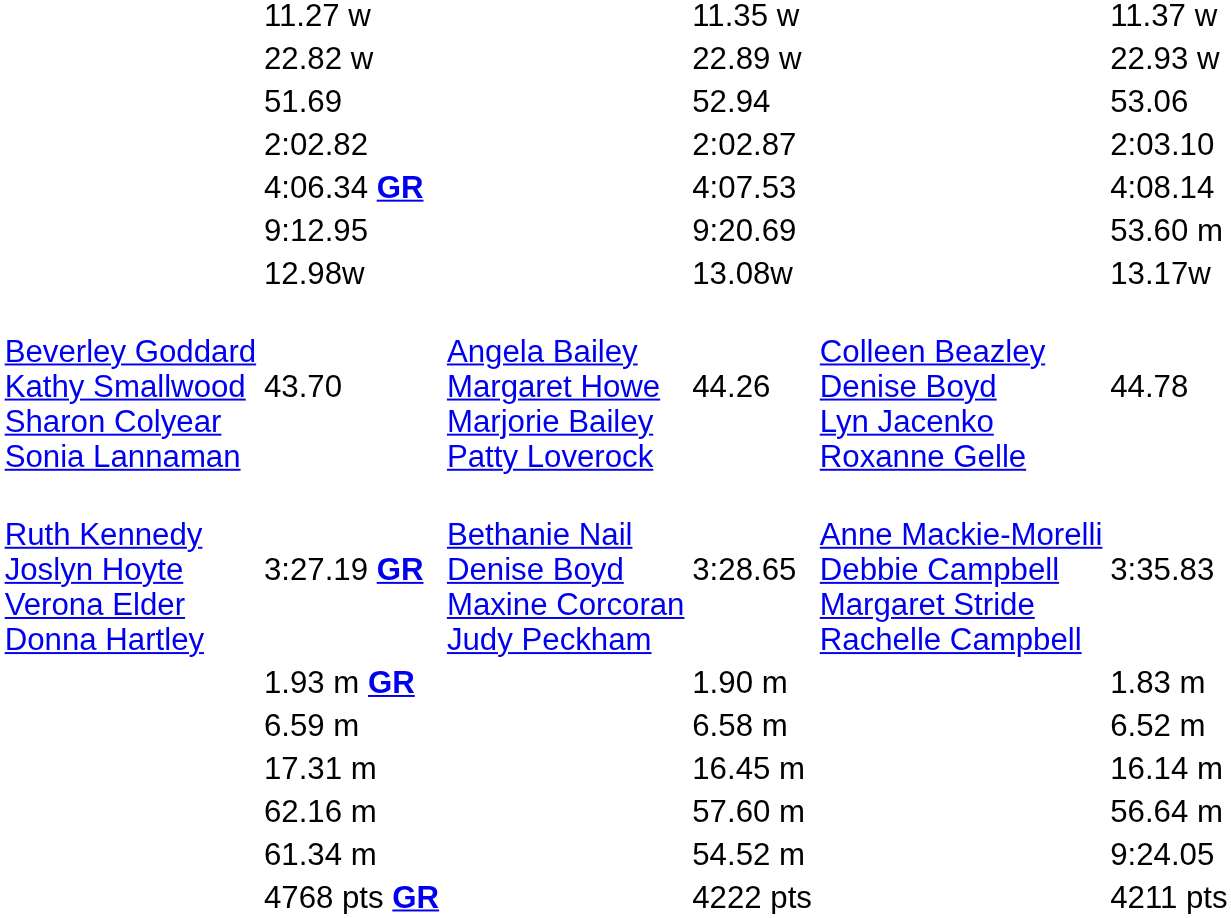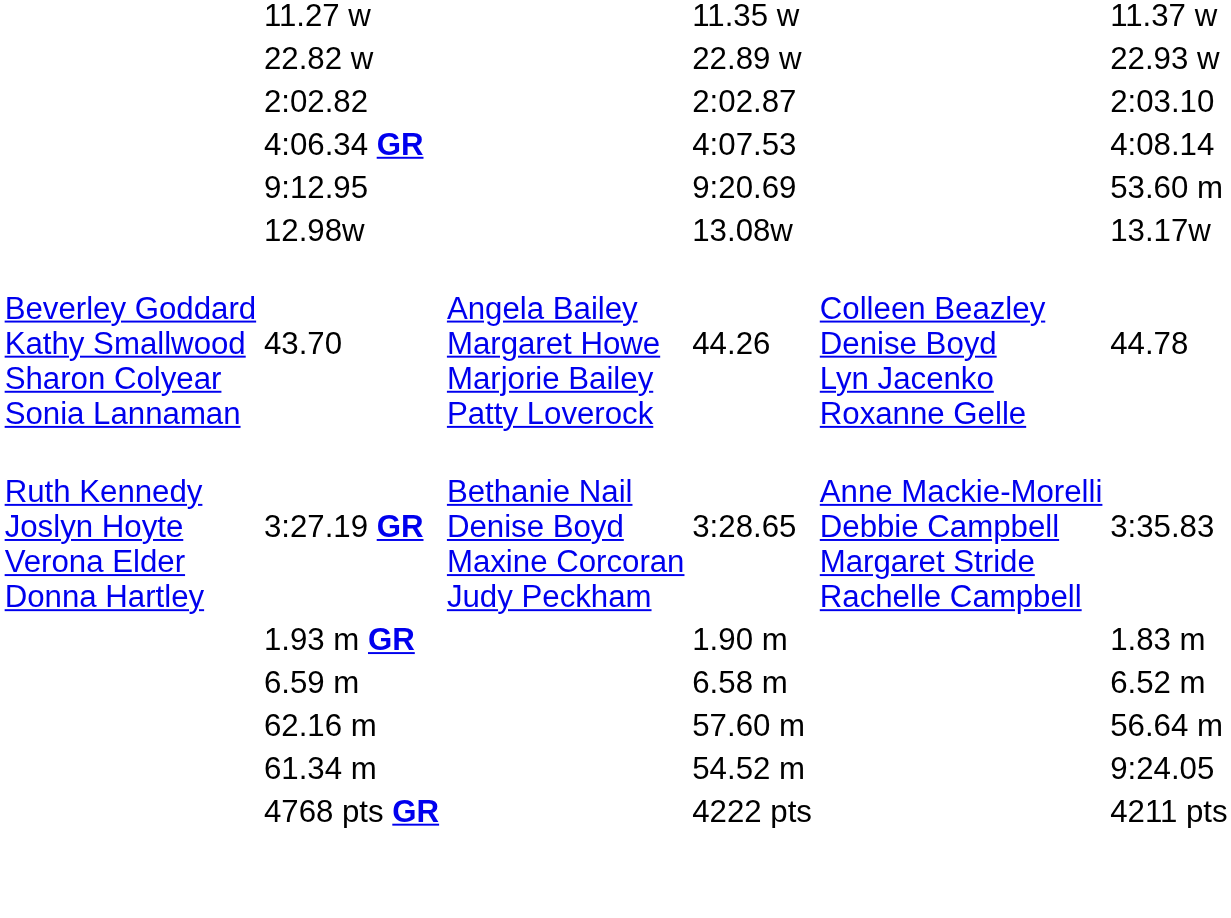- row: (303, 101)
- row: (320, 768)
